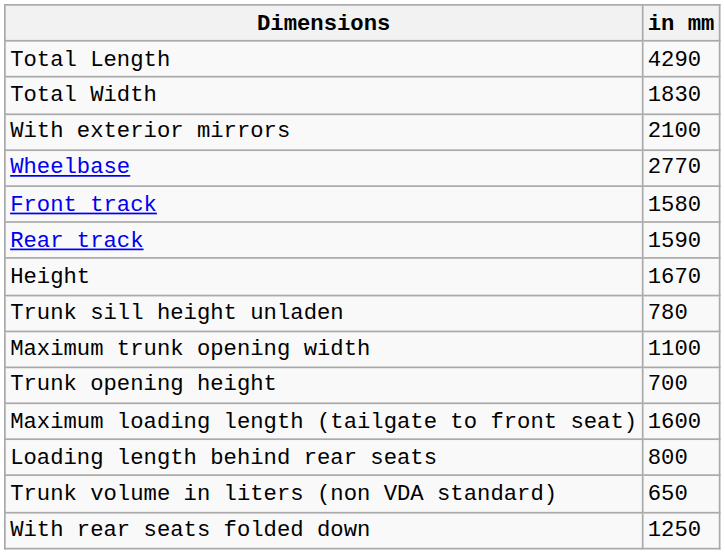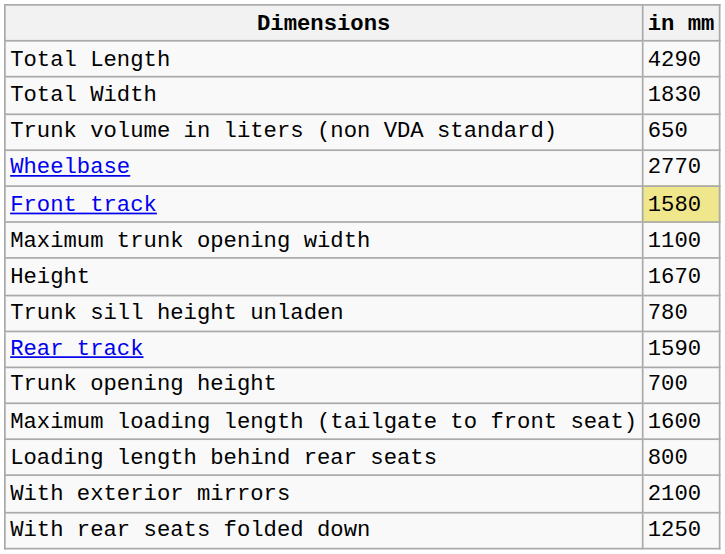rows swapped: (150, 132) <-> (284, 494)
(674, 204) no background -> (674, 204) khaki background
rows swapped: (77, 240) <-> (190, 349)
